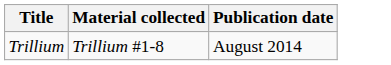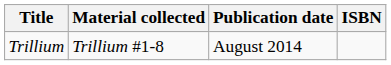+ column: (362, 18)
